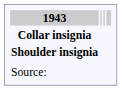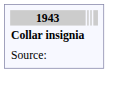- row: (55, 51)
